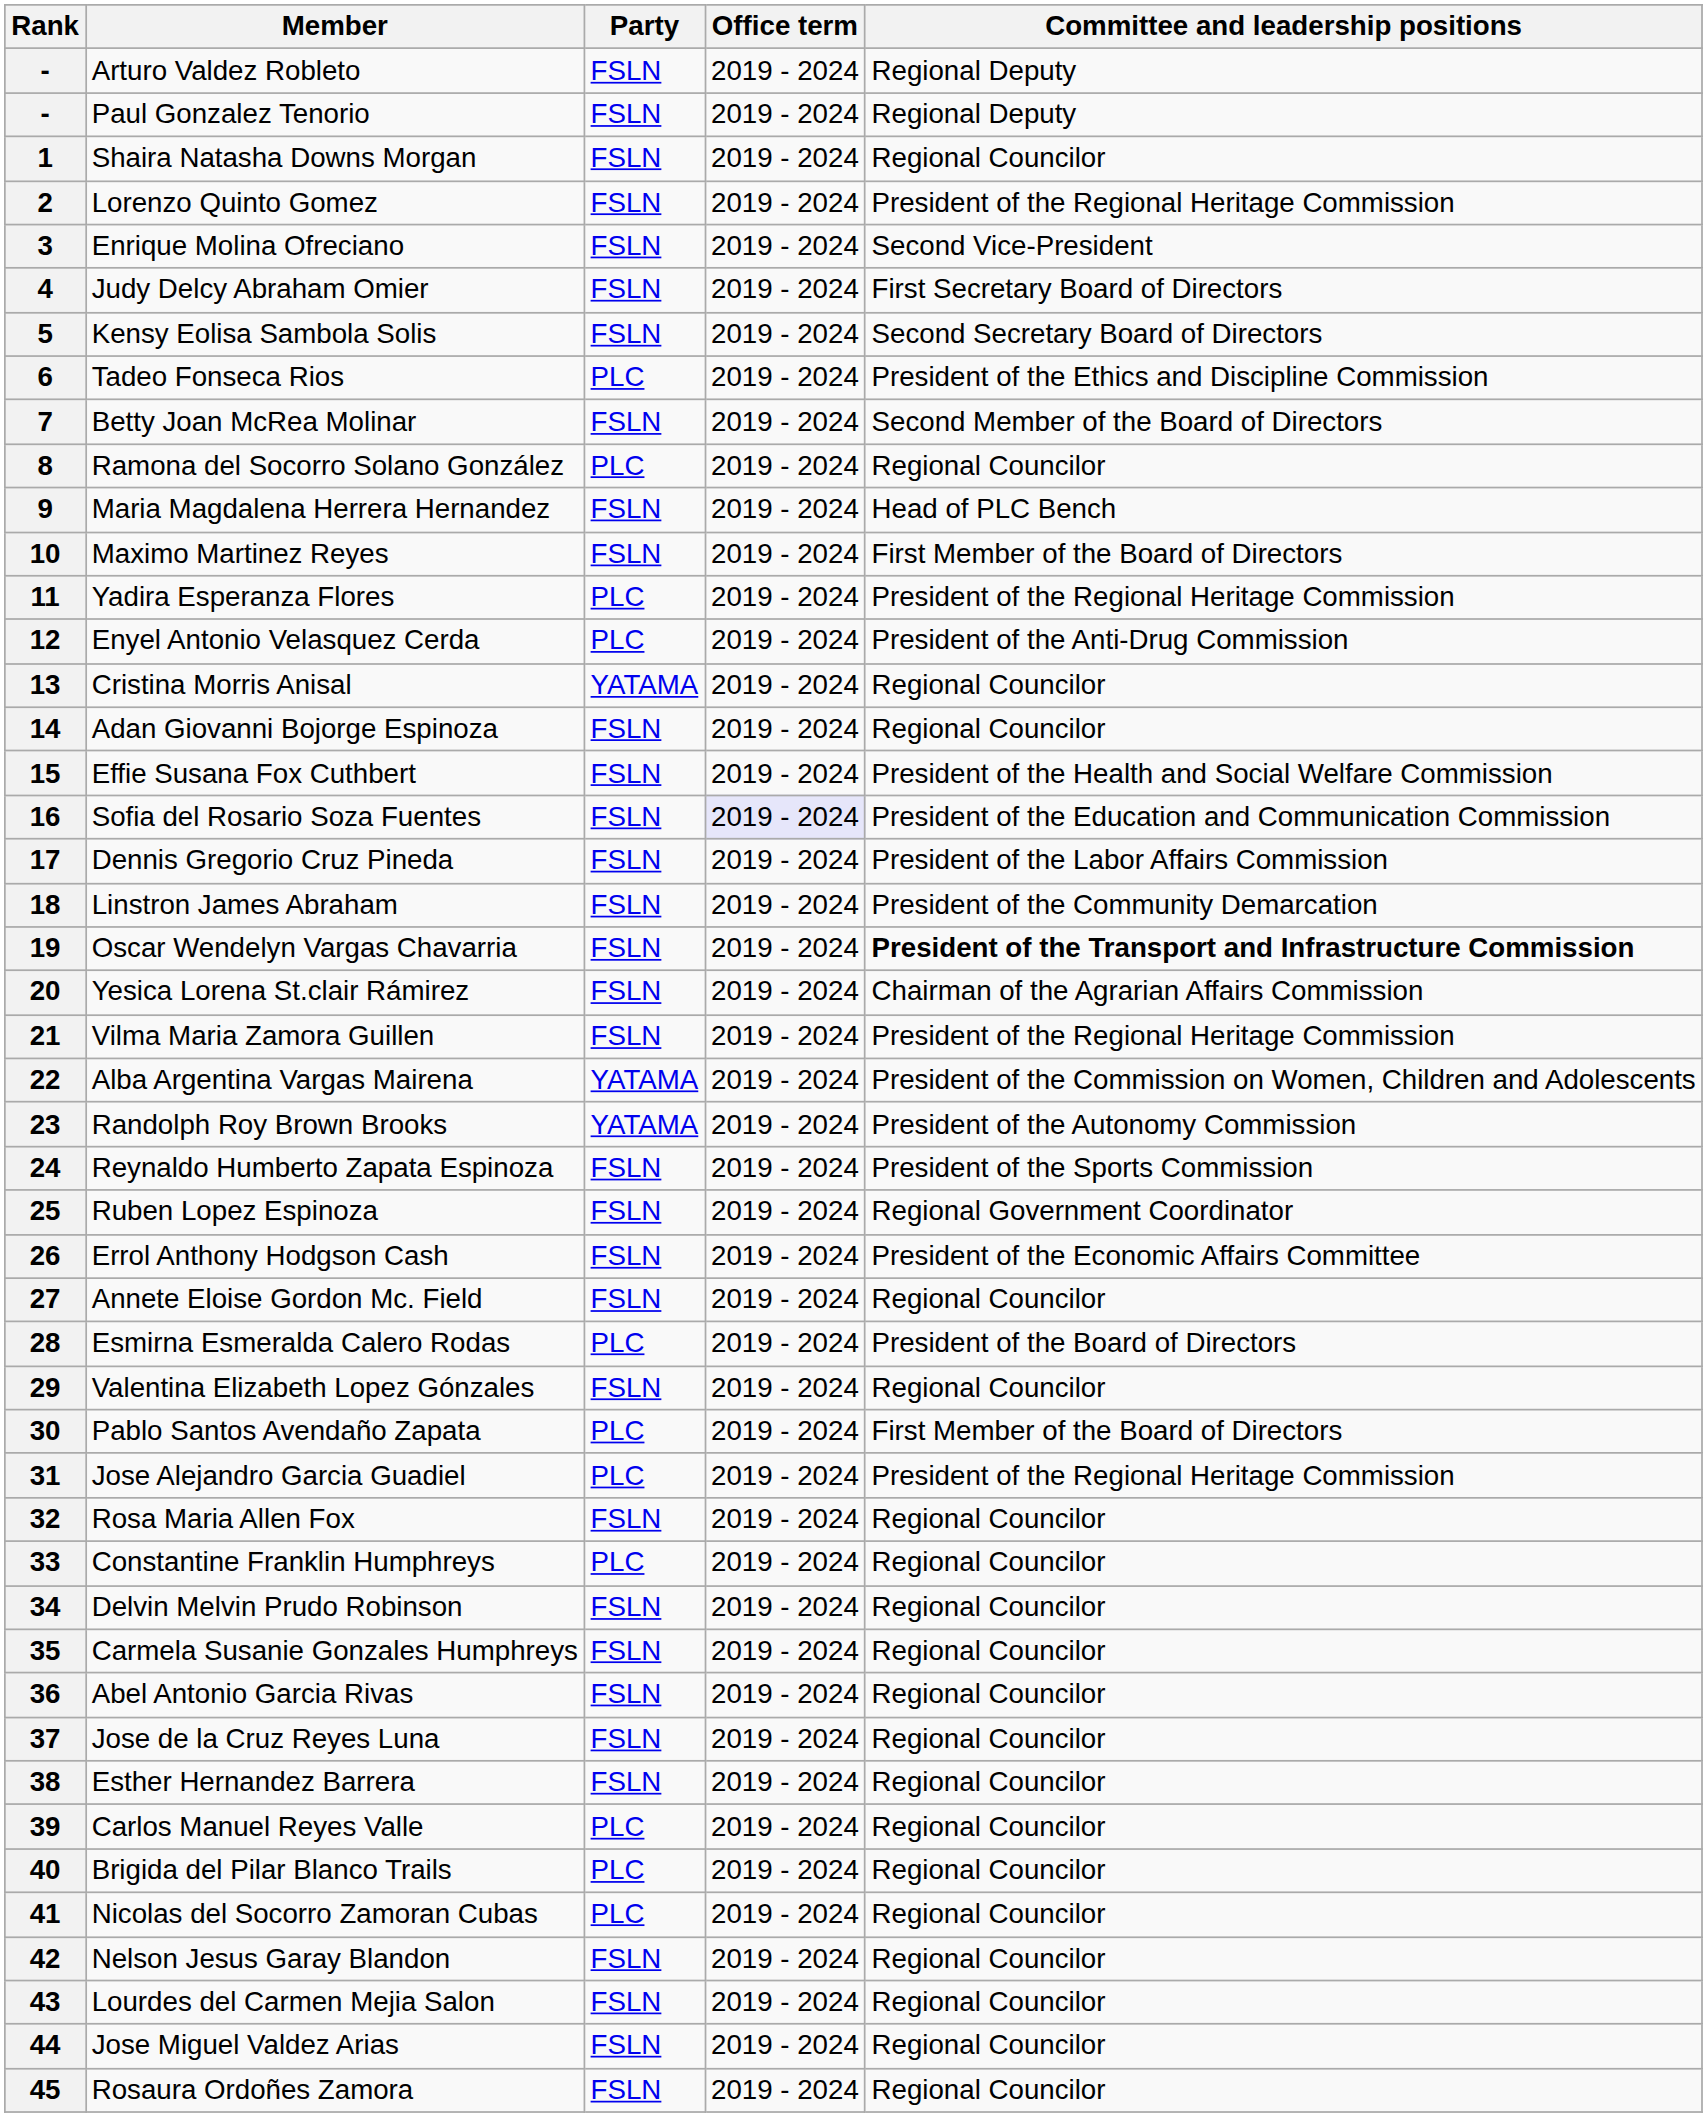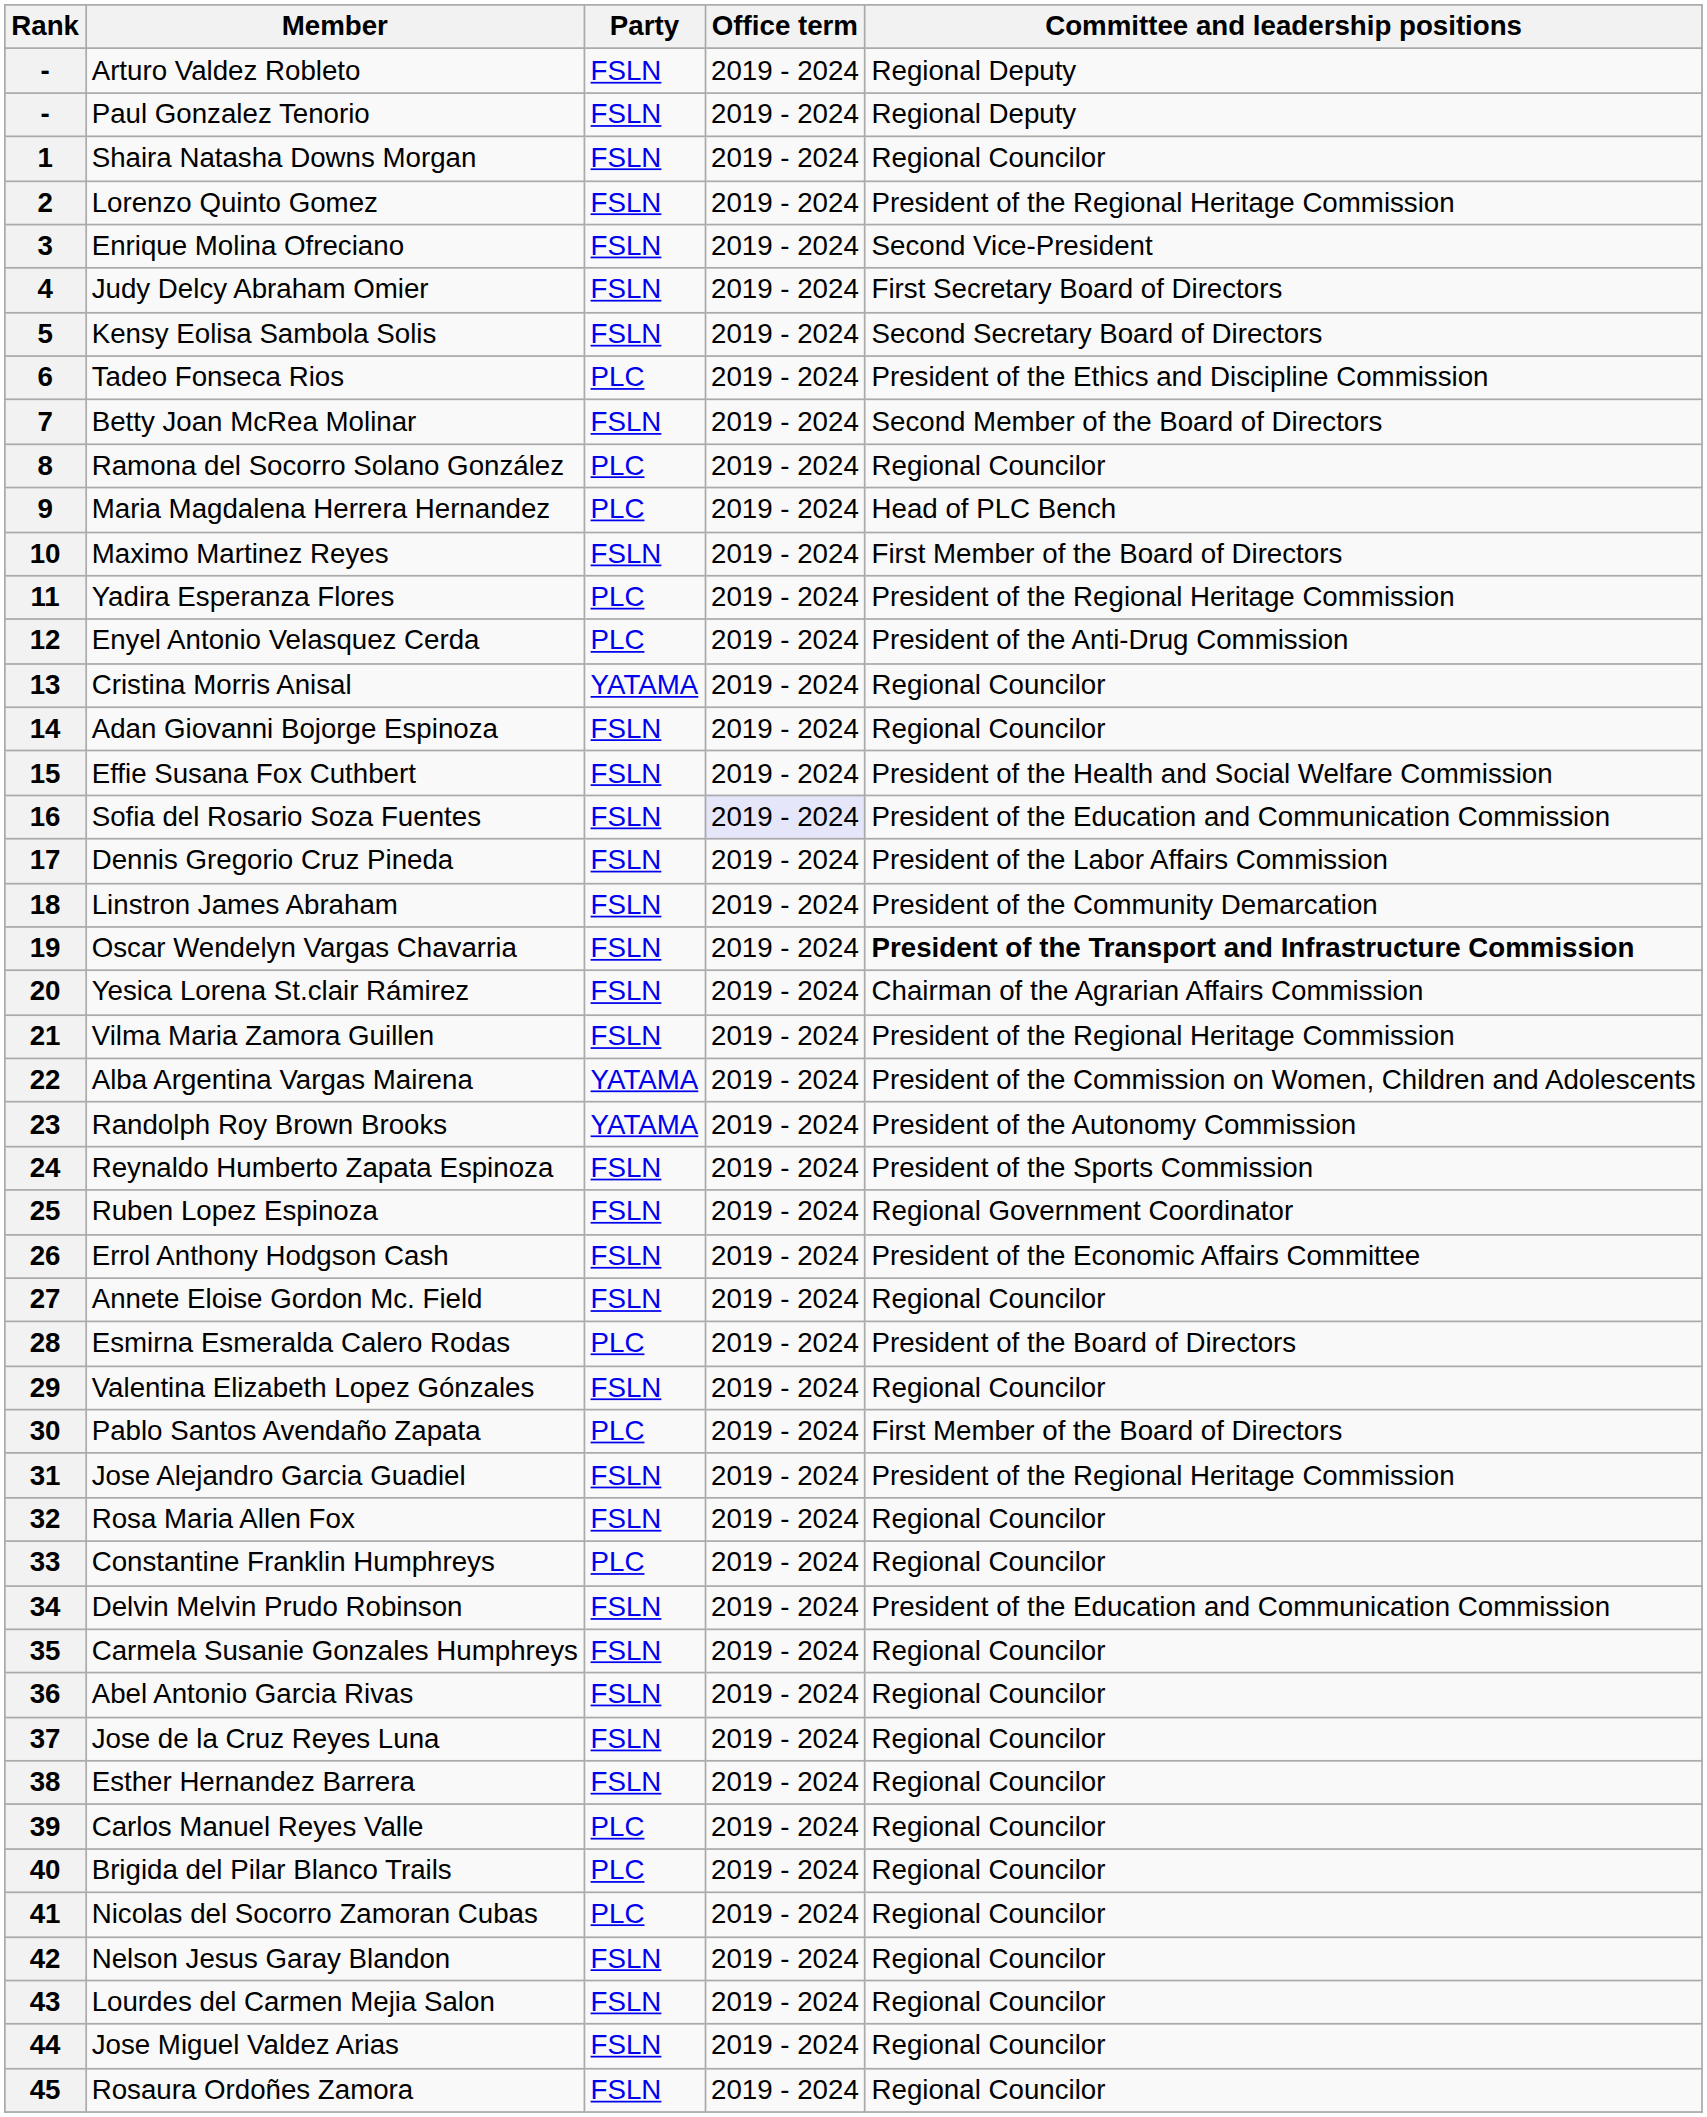(626, 509) FSLN -> (618, 509) PLC
(618, 1475) PLC -> (626, 1475) FSLN
(988, 1606) Regional Councilor -> (1241, 1606) President of the Education and Communication Commission
